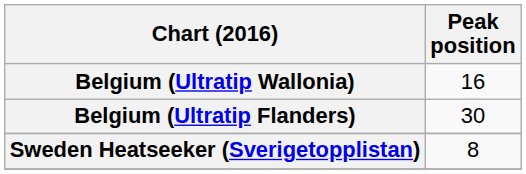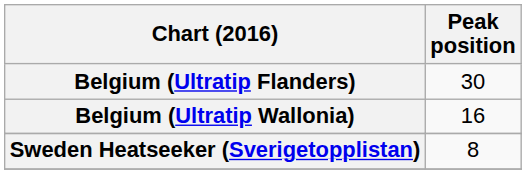rows swapped: (215, 116) <-> (215, 81)
